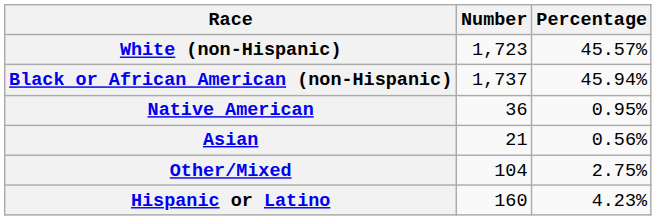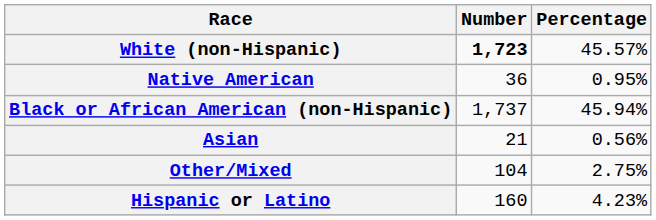(500, 50) normal -> (500, 50) bold
rows swapped: (231, 80) <-> (231, 110)
